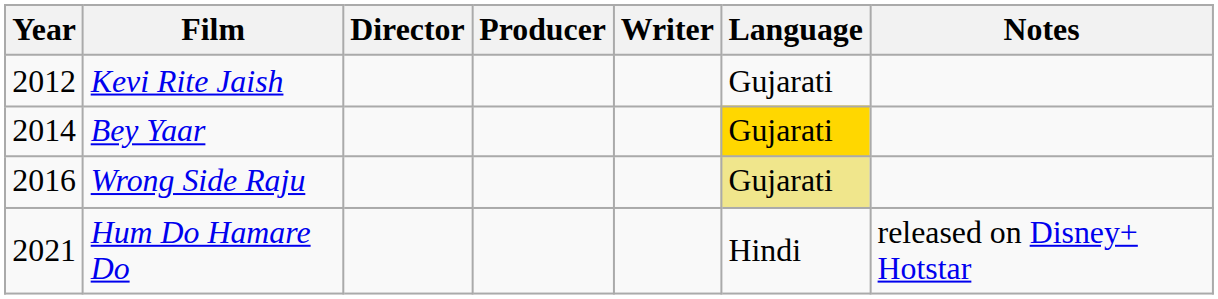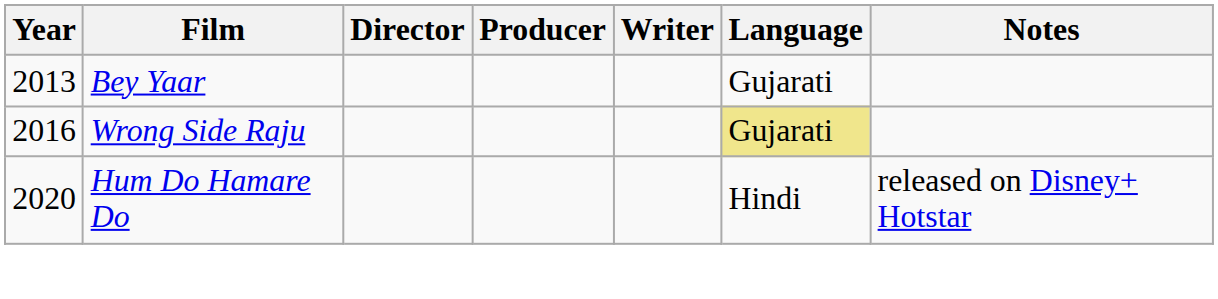- row: (187, 80)
(44, 130) 2014 -> (44, 80) 2013
(781, 130) gold background -> (781, 80) no background
(44, 249) 2021 -> (44, 199) 2020
